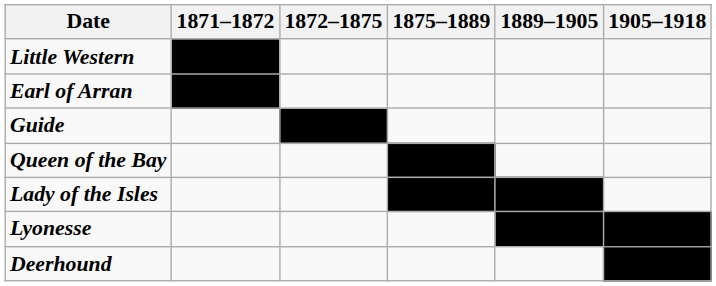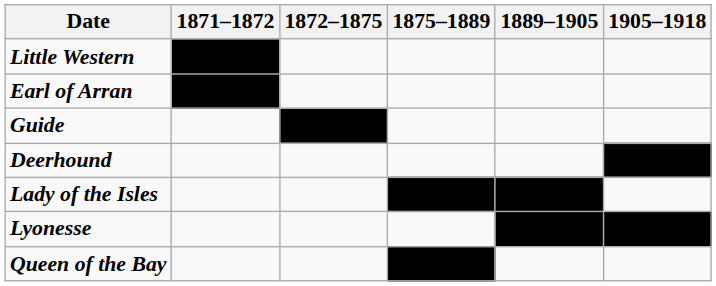rows swapped: (88, 159) <-> (61, 263)
